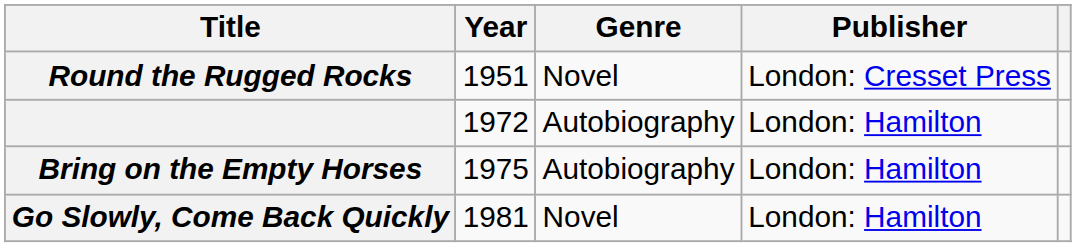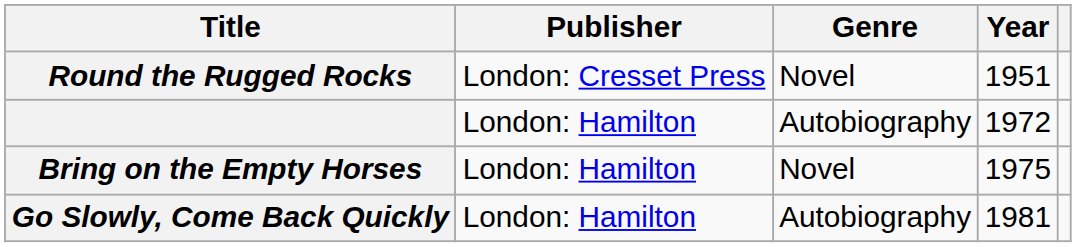columns swapped: (496, 28) <-> (900, 28)
(639, 169) Autobiography -> (817, 169) Novel
(581, 216) Novel -> (875, 216) Autobiography
